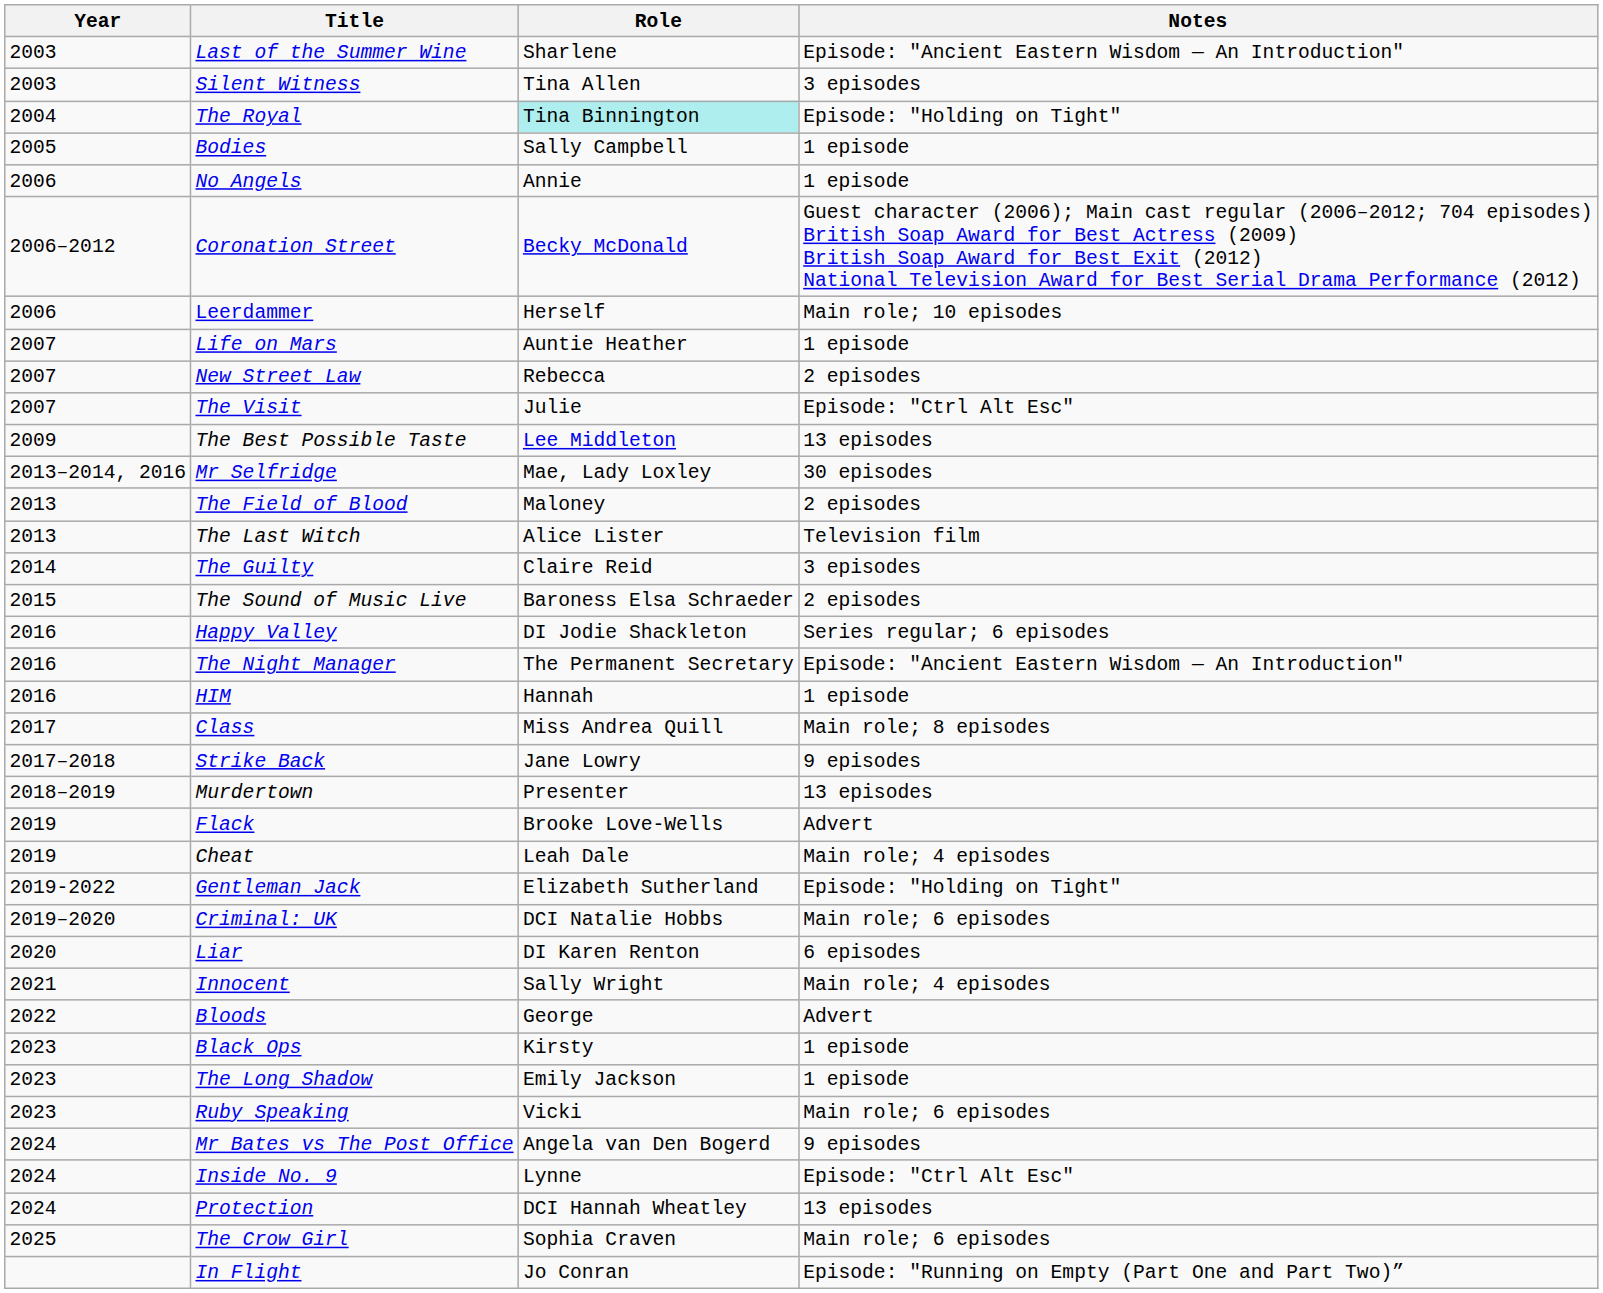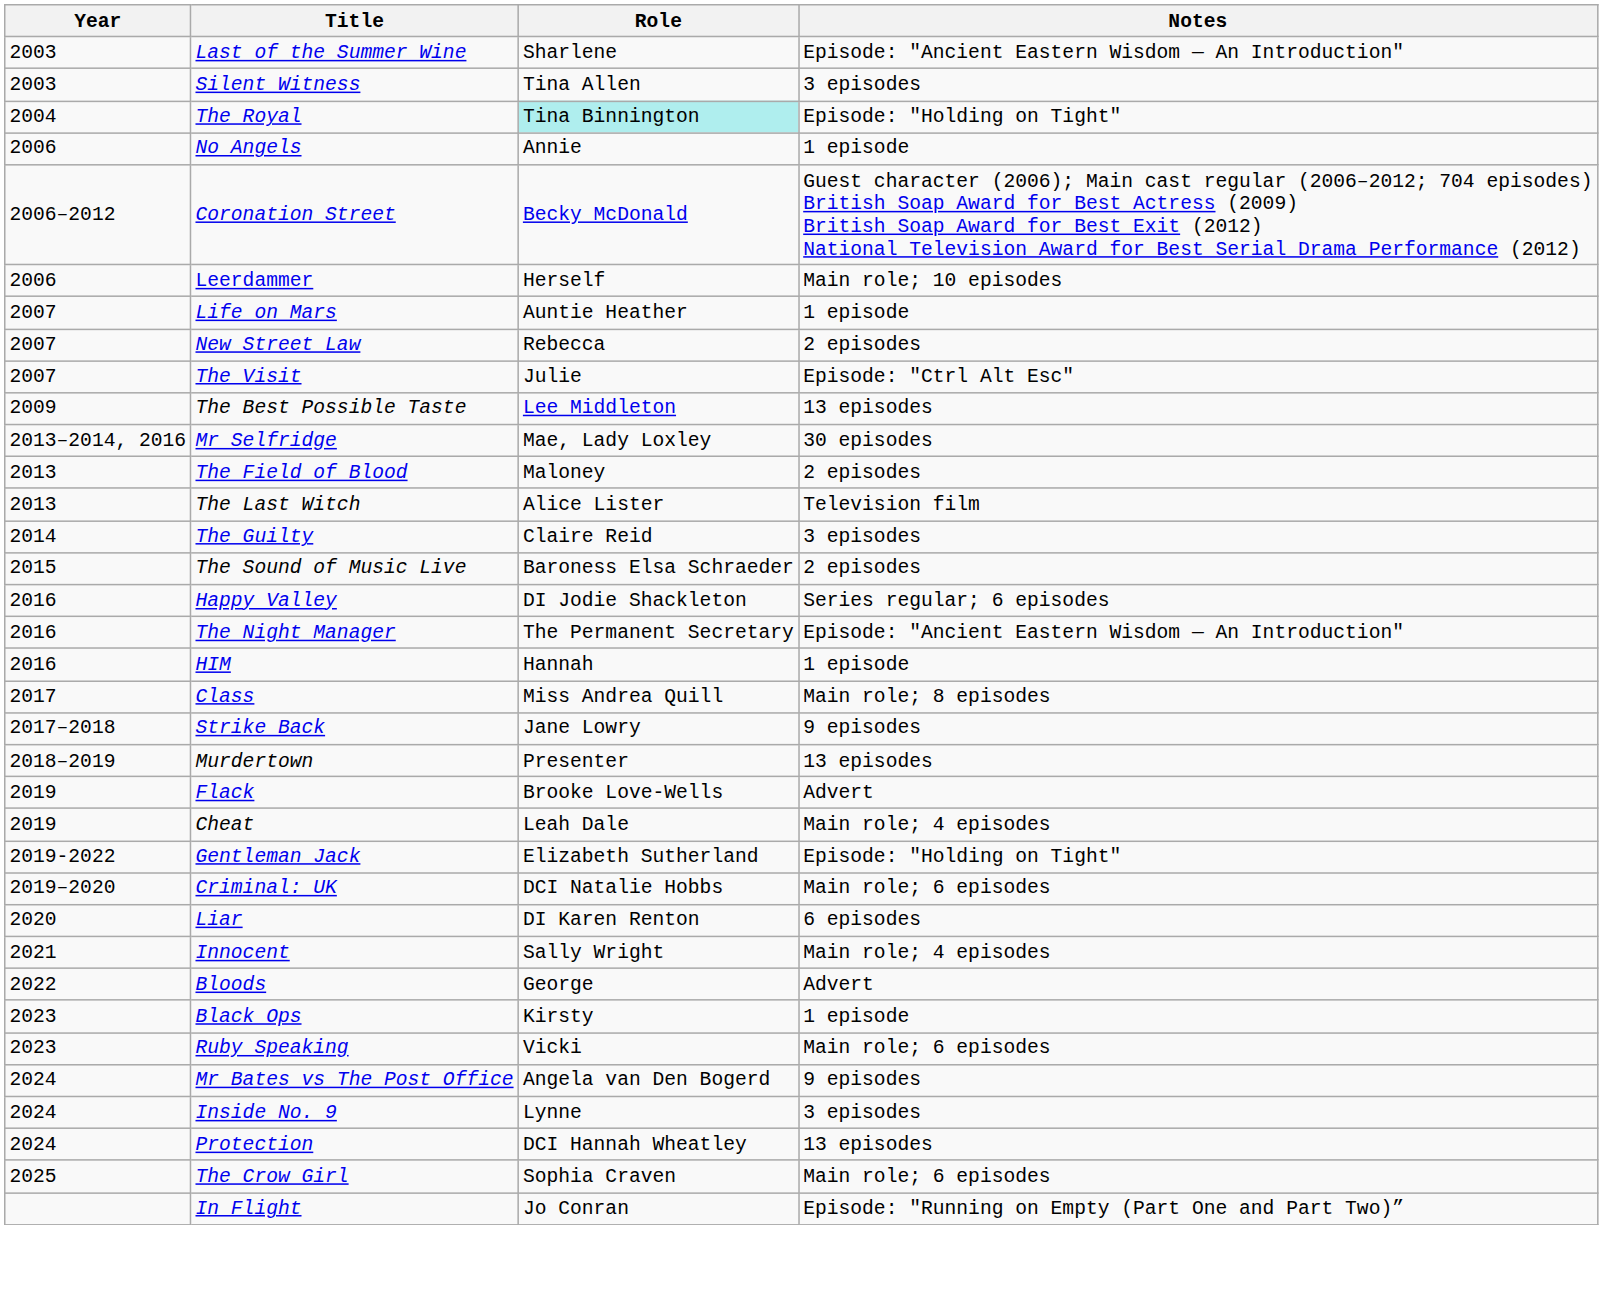- row: (231, 149)
- row: (284, 1080)
(939, 1176) Episode: "Ctrl Alt Esc" -> (862, 1112) 3 episodes
